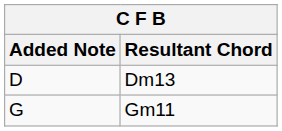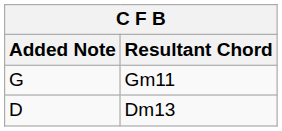rows swapped: (150, 79) <-> (150, 110)
